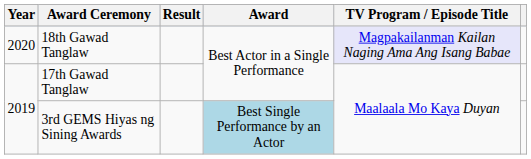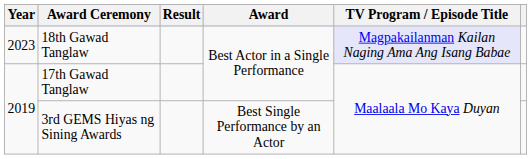(21, 44) 2020 -> (21, 44) 2023
(269, 127) lightblue background -> (269, 127) no background
